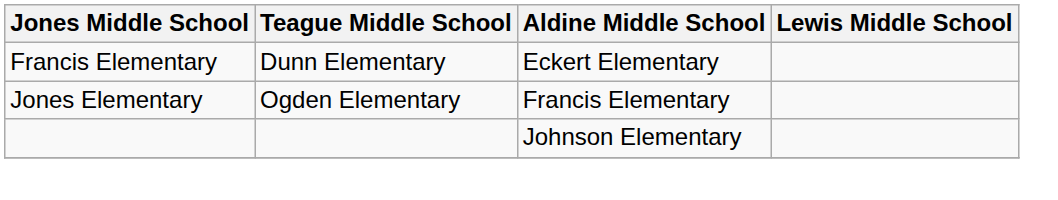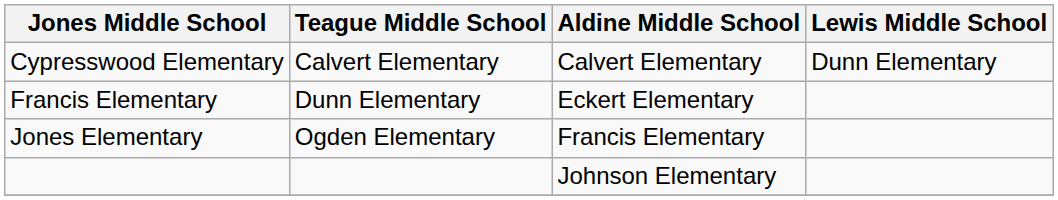+ row: (147, 61)
